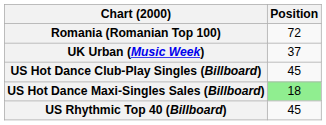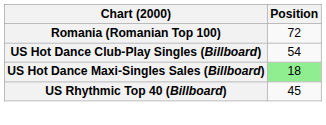- row: (136, 52)
(294, 71) 45 -> (294, 52) 54
